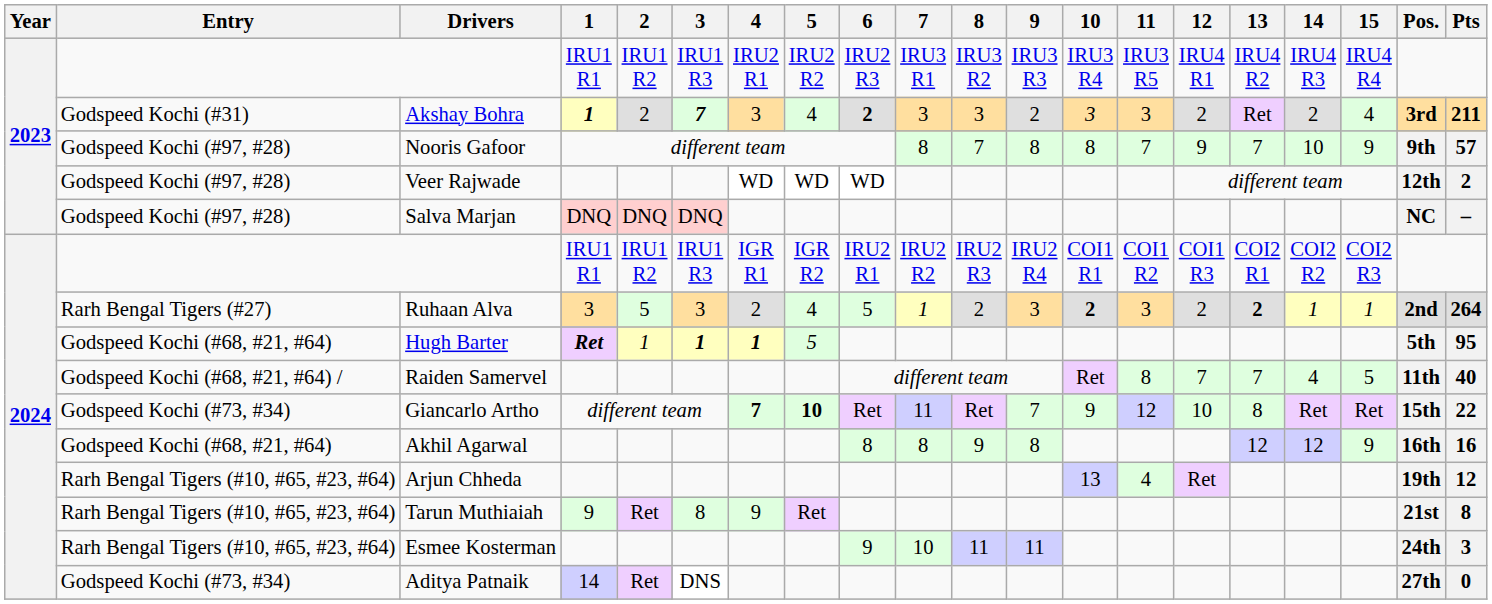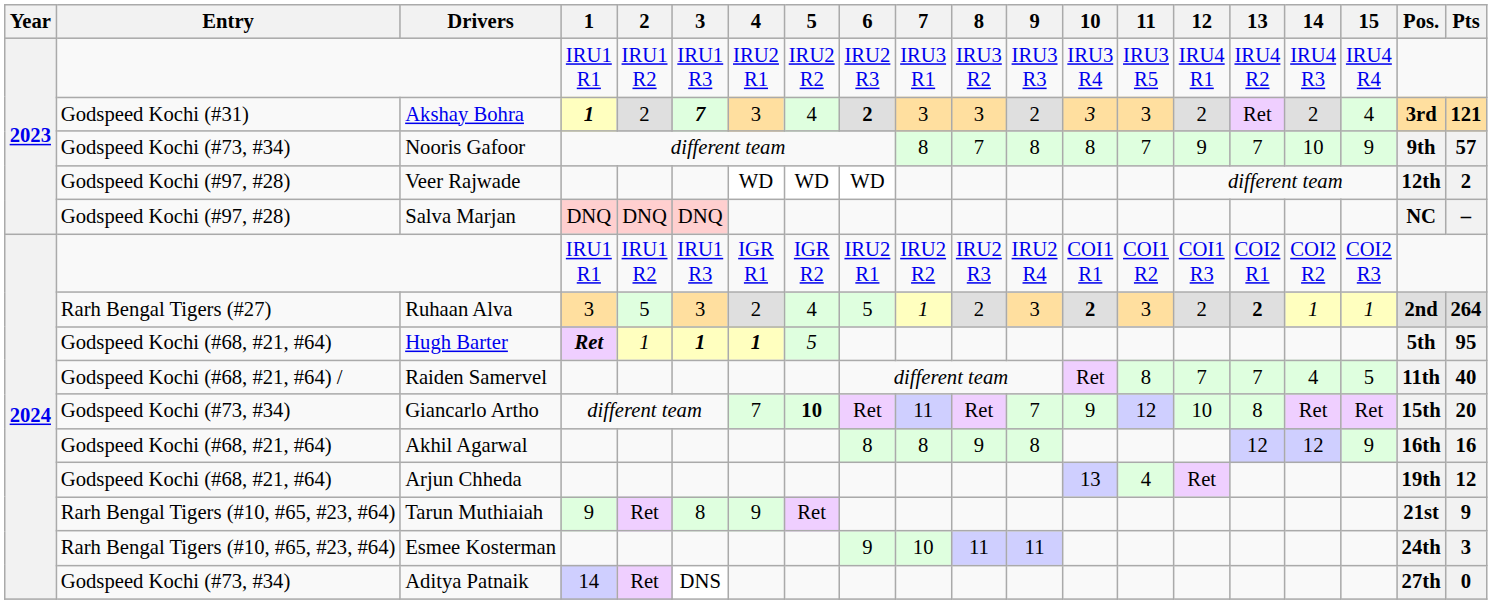(1466, 113) 211 -> (1466, 113) 121
(176, 147) Godspeed Kochi (#97, #28) -> (176, 147) Godspeed Kochi (#73, #34)
(756, 410) bold -> (756, 410) normal
(1466, 410) 22 -> (1466, 410) 20
(228, 479) Rarh Bengal Tigers (#10, #65, #23, #64) -> (196, 479) Godspeed Kochi (#68, #21, #64)
(1466, 513) 8 -> (1466, 513) 9
